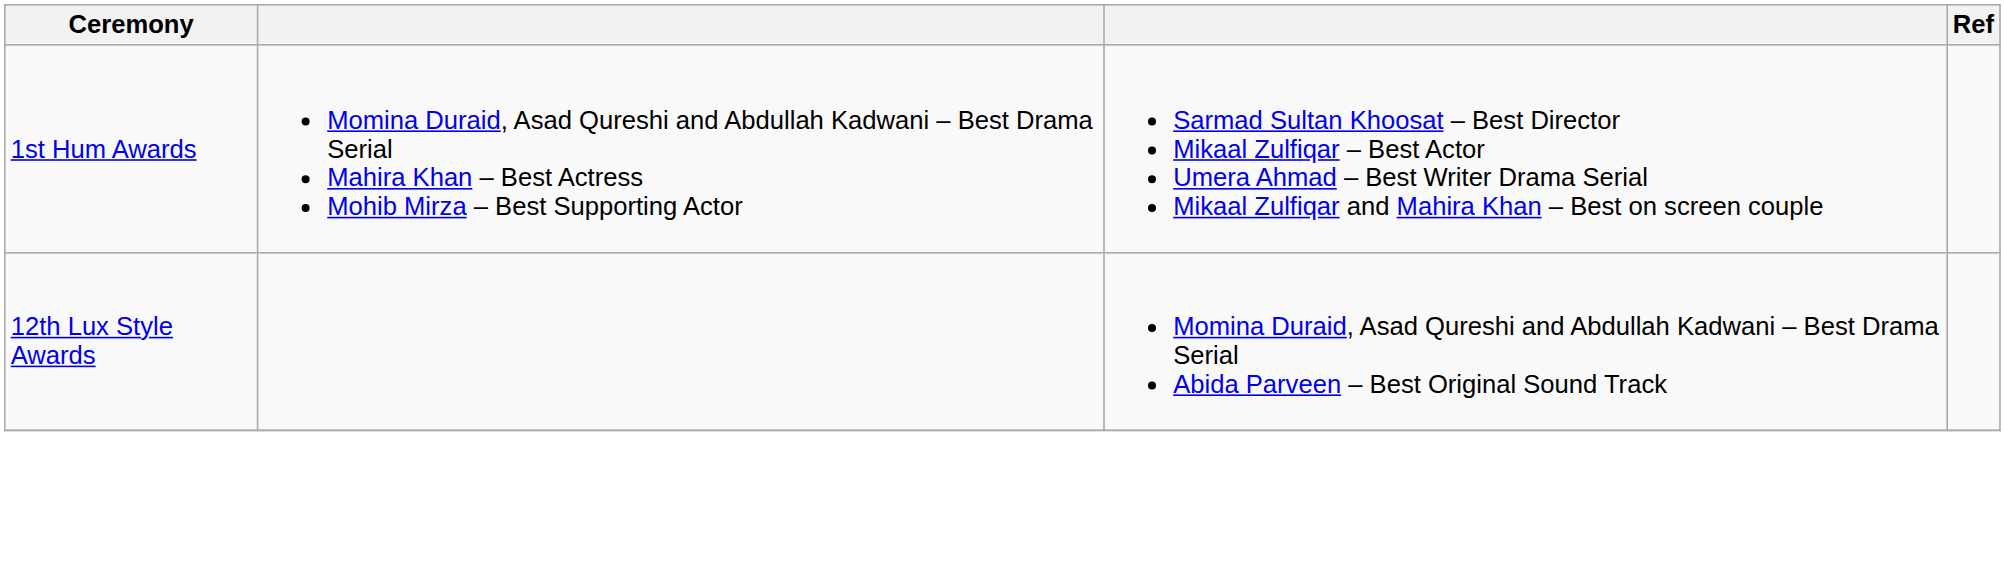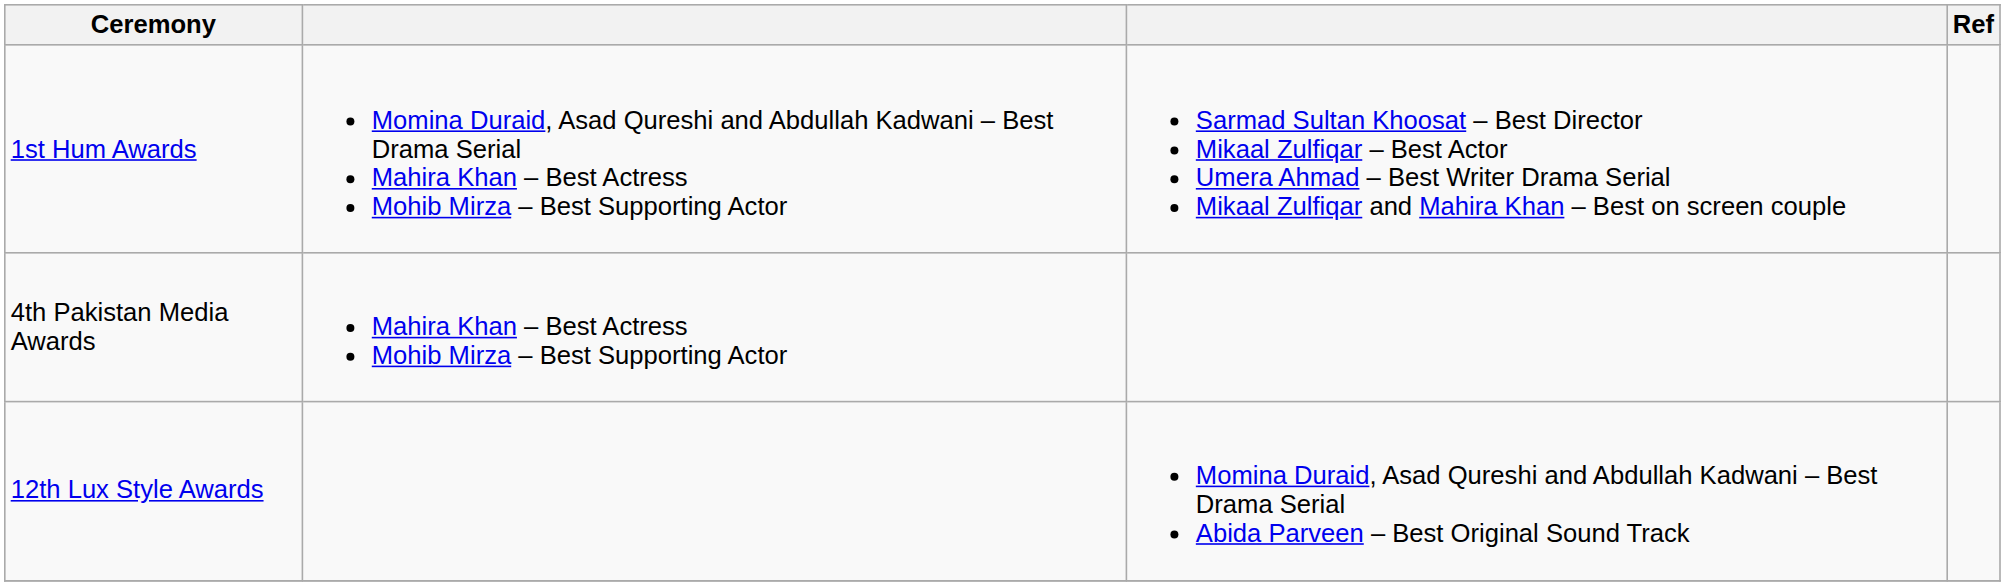+ row: (120, 326)
